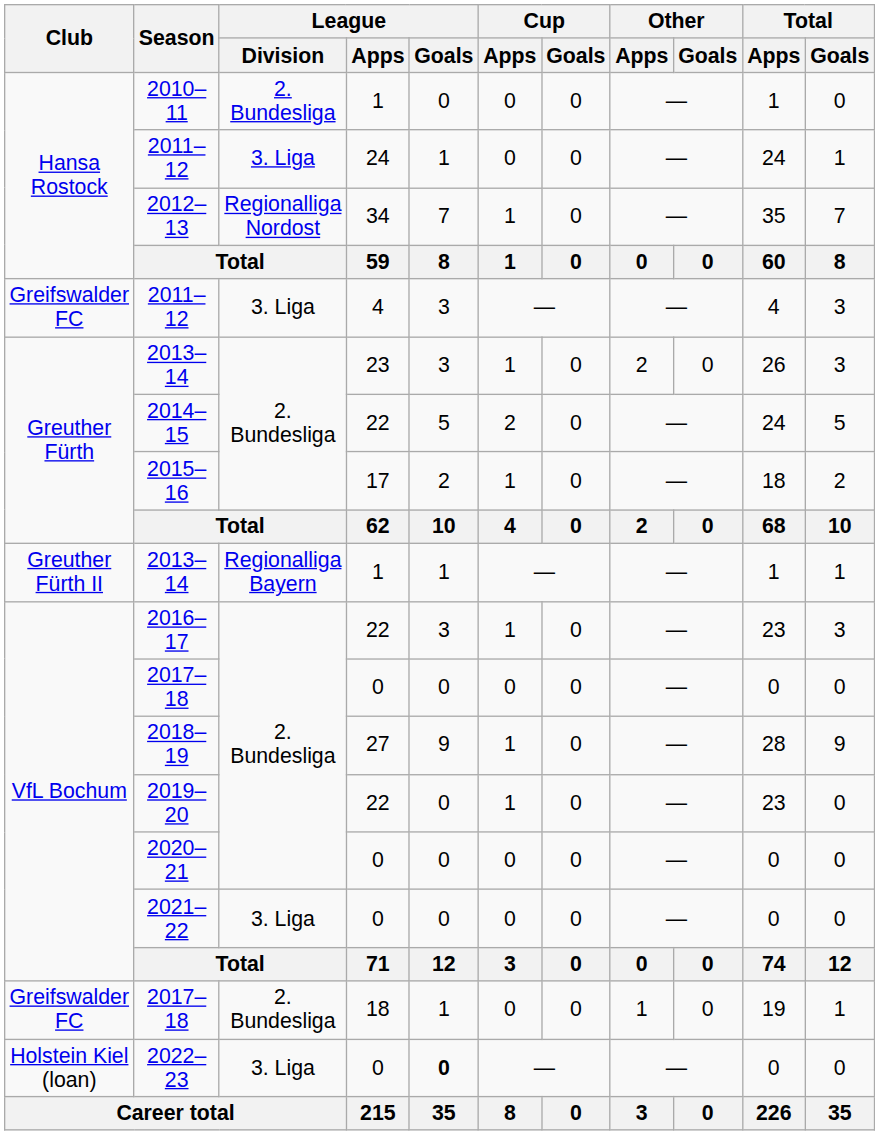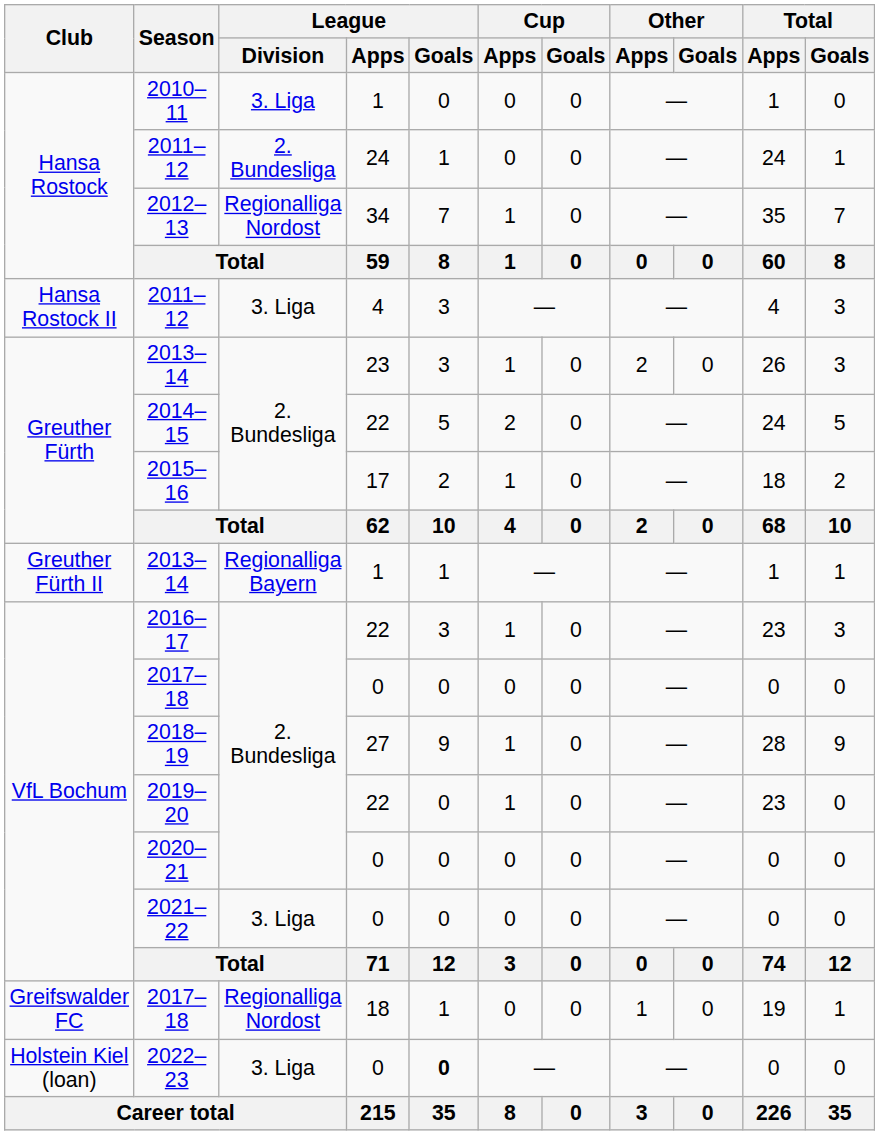(283, 100) 2. Bundesliga -> (283, 100) 3. Liga
(283, 158) 3. Liga -> (283, 158) 2. Bundesliga
(69, 307) Greifswalder FC -> (69, 307) Hansa Rostock II
(283, 1009) 2. Bundesliga -> (283, 1009) Regionalliga Nordost
